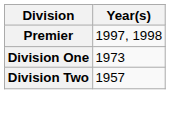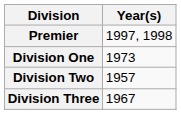+ row: (54, 99)
